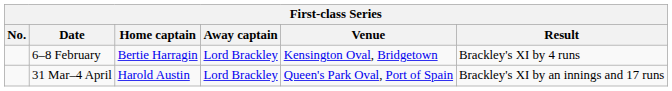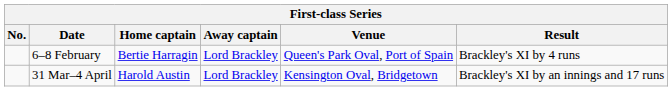(361, 55) Kensington Oval, Bridgetown -> (368, 55) Queen's Park Oval, Port of Spain
(368, 75) Queen's Park Oval, Port of Spain -> (361, 75) Kensington Oval, Bridgetown
